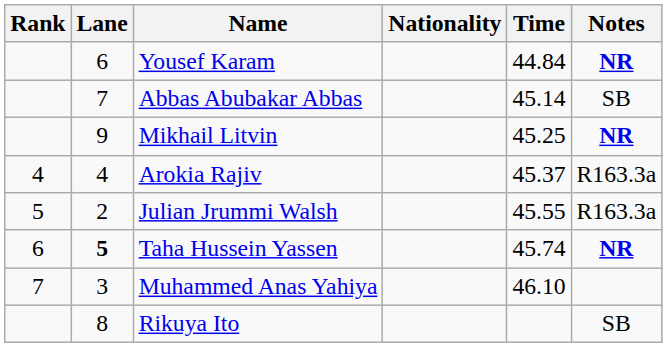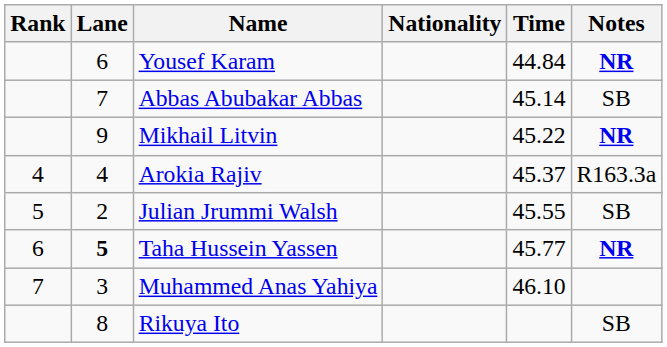(539, 135) 45.25 -> (539, 135) 45.22
(616, 211) R163.3a -> (616, 211) SB
(539, 248) 45.74 -> (539, 248) 45.77
